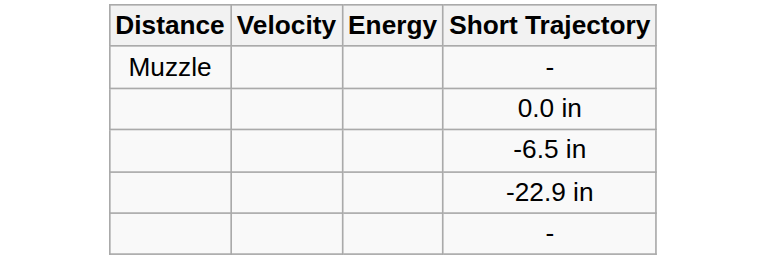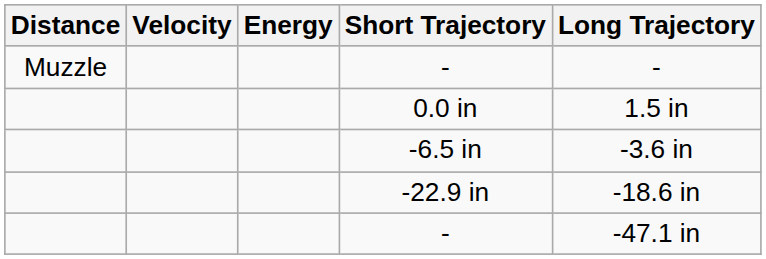+ column: (656, 25)
